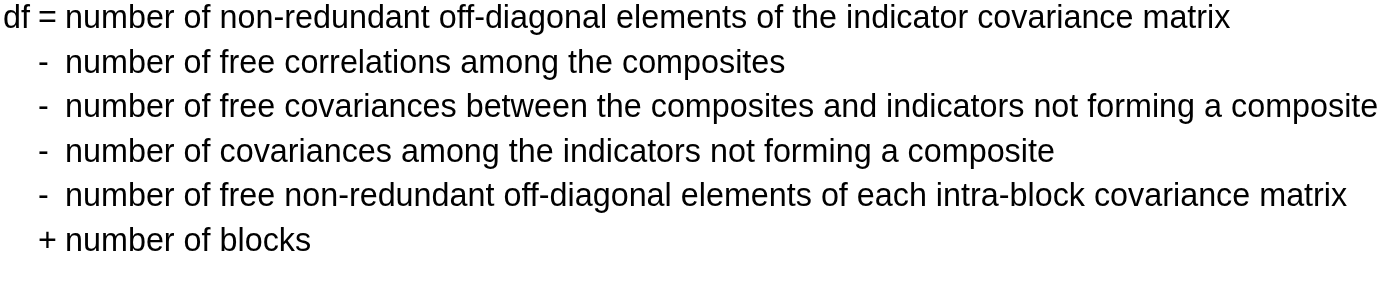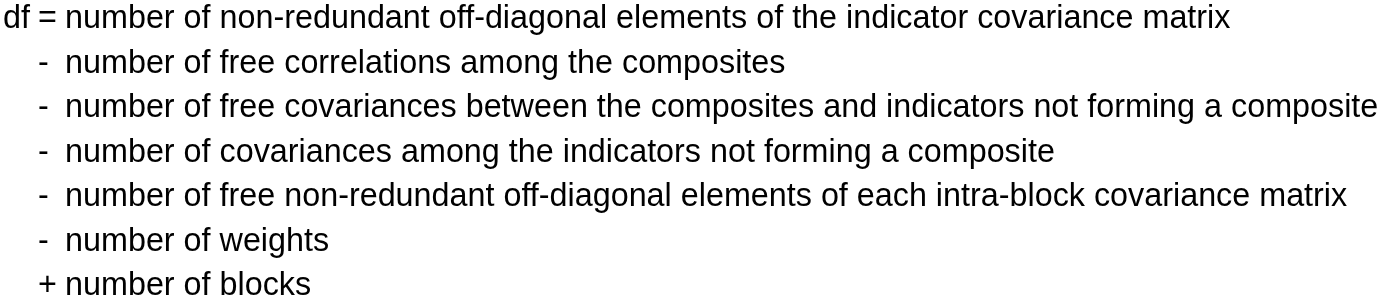+ row: (197, 239)
